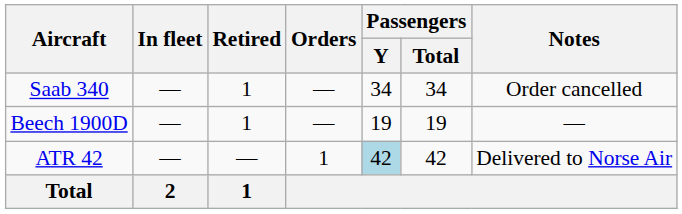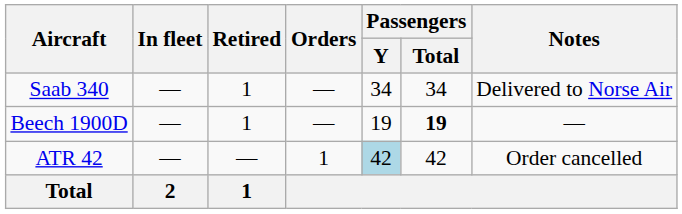(574, 89) Order cancelled -> (574, 89) Delivered to Norse Air
(436, 123) normal -> (436, 123) bold
(574, 157) Delivered to Norse Air -> (574, 157) Order cancelled
